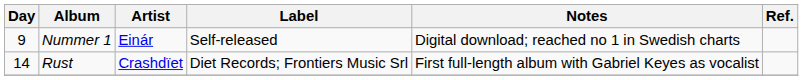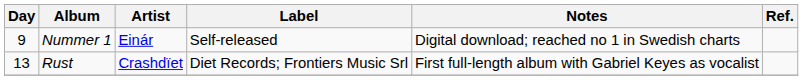(22, 63) 14 -> (22, 63) 13
